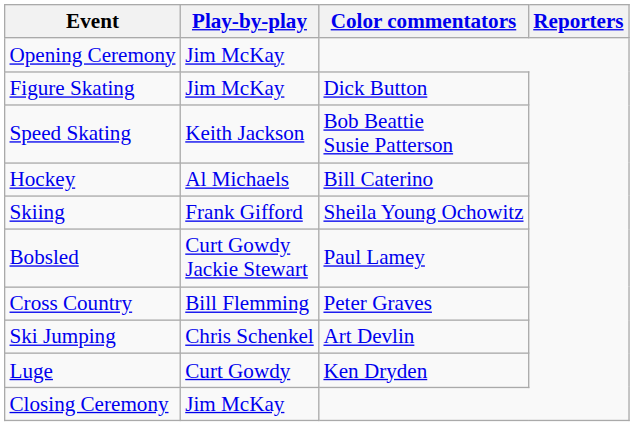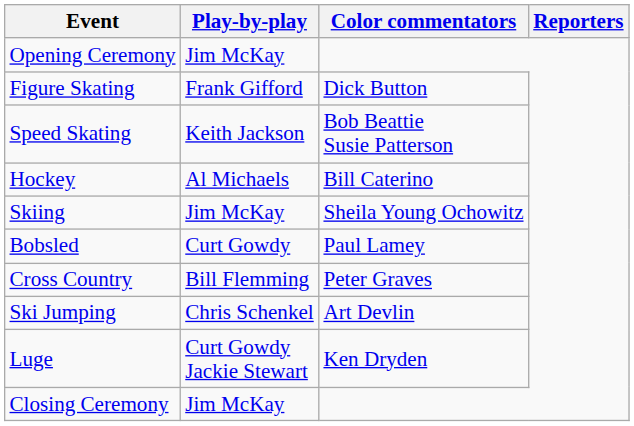(235, 88) Jim McKay -> (244, 88) Frank Gifford
(244, 212) Frank Gifford -> (235, 212) Jim McKay
(247, 257) Curt Gowdy Jackie Stewart -> (238, 245) Curt Gowdy
(238, 370) Curt Gowdy -> (247, 358) Curt Gowdy Jackie Stewart
